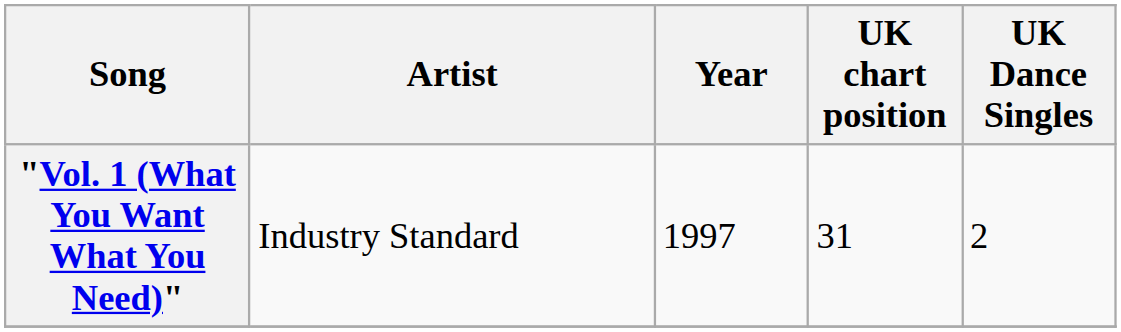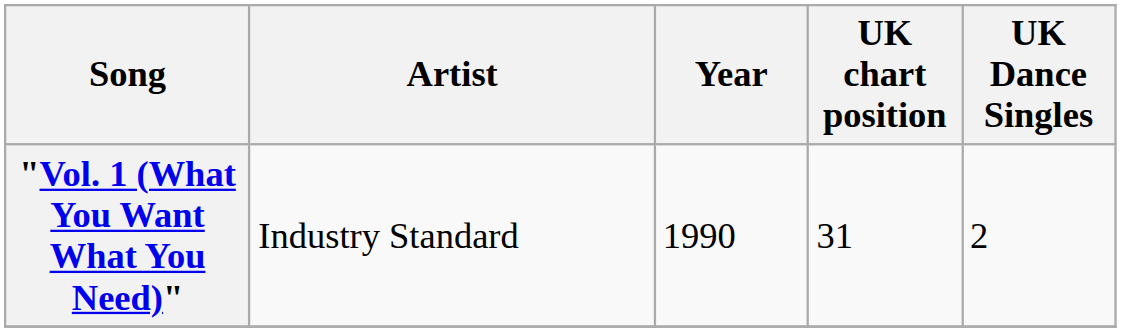(699, 234) 1997 -> (699, 234) 1990
